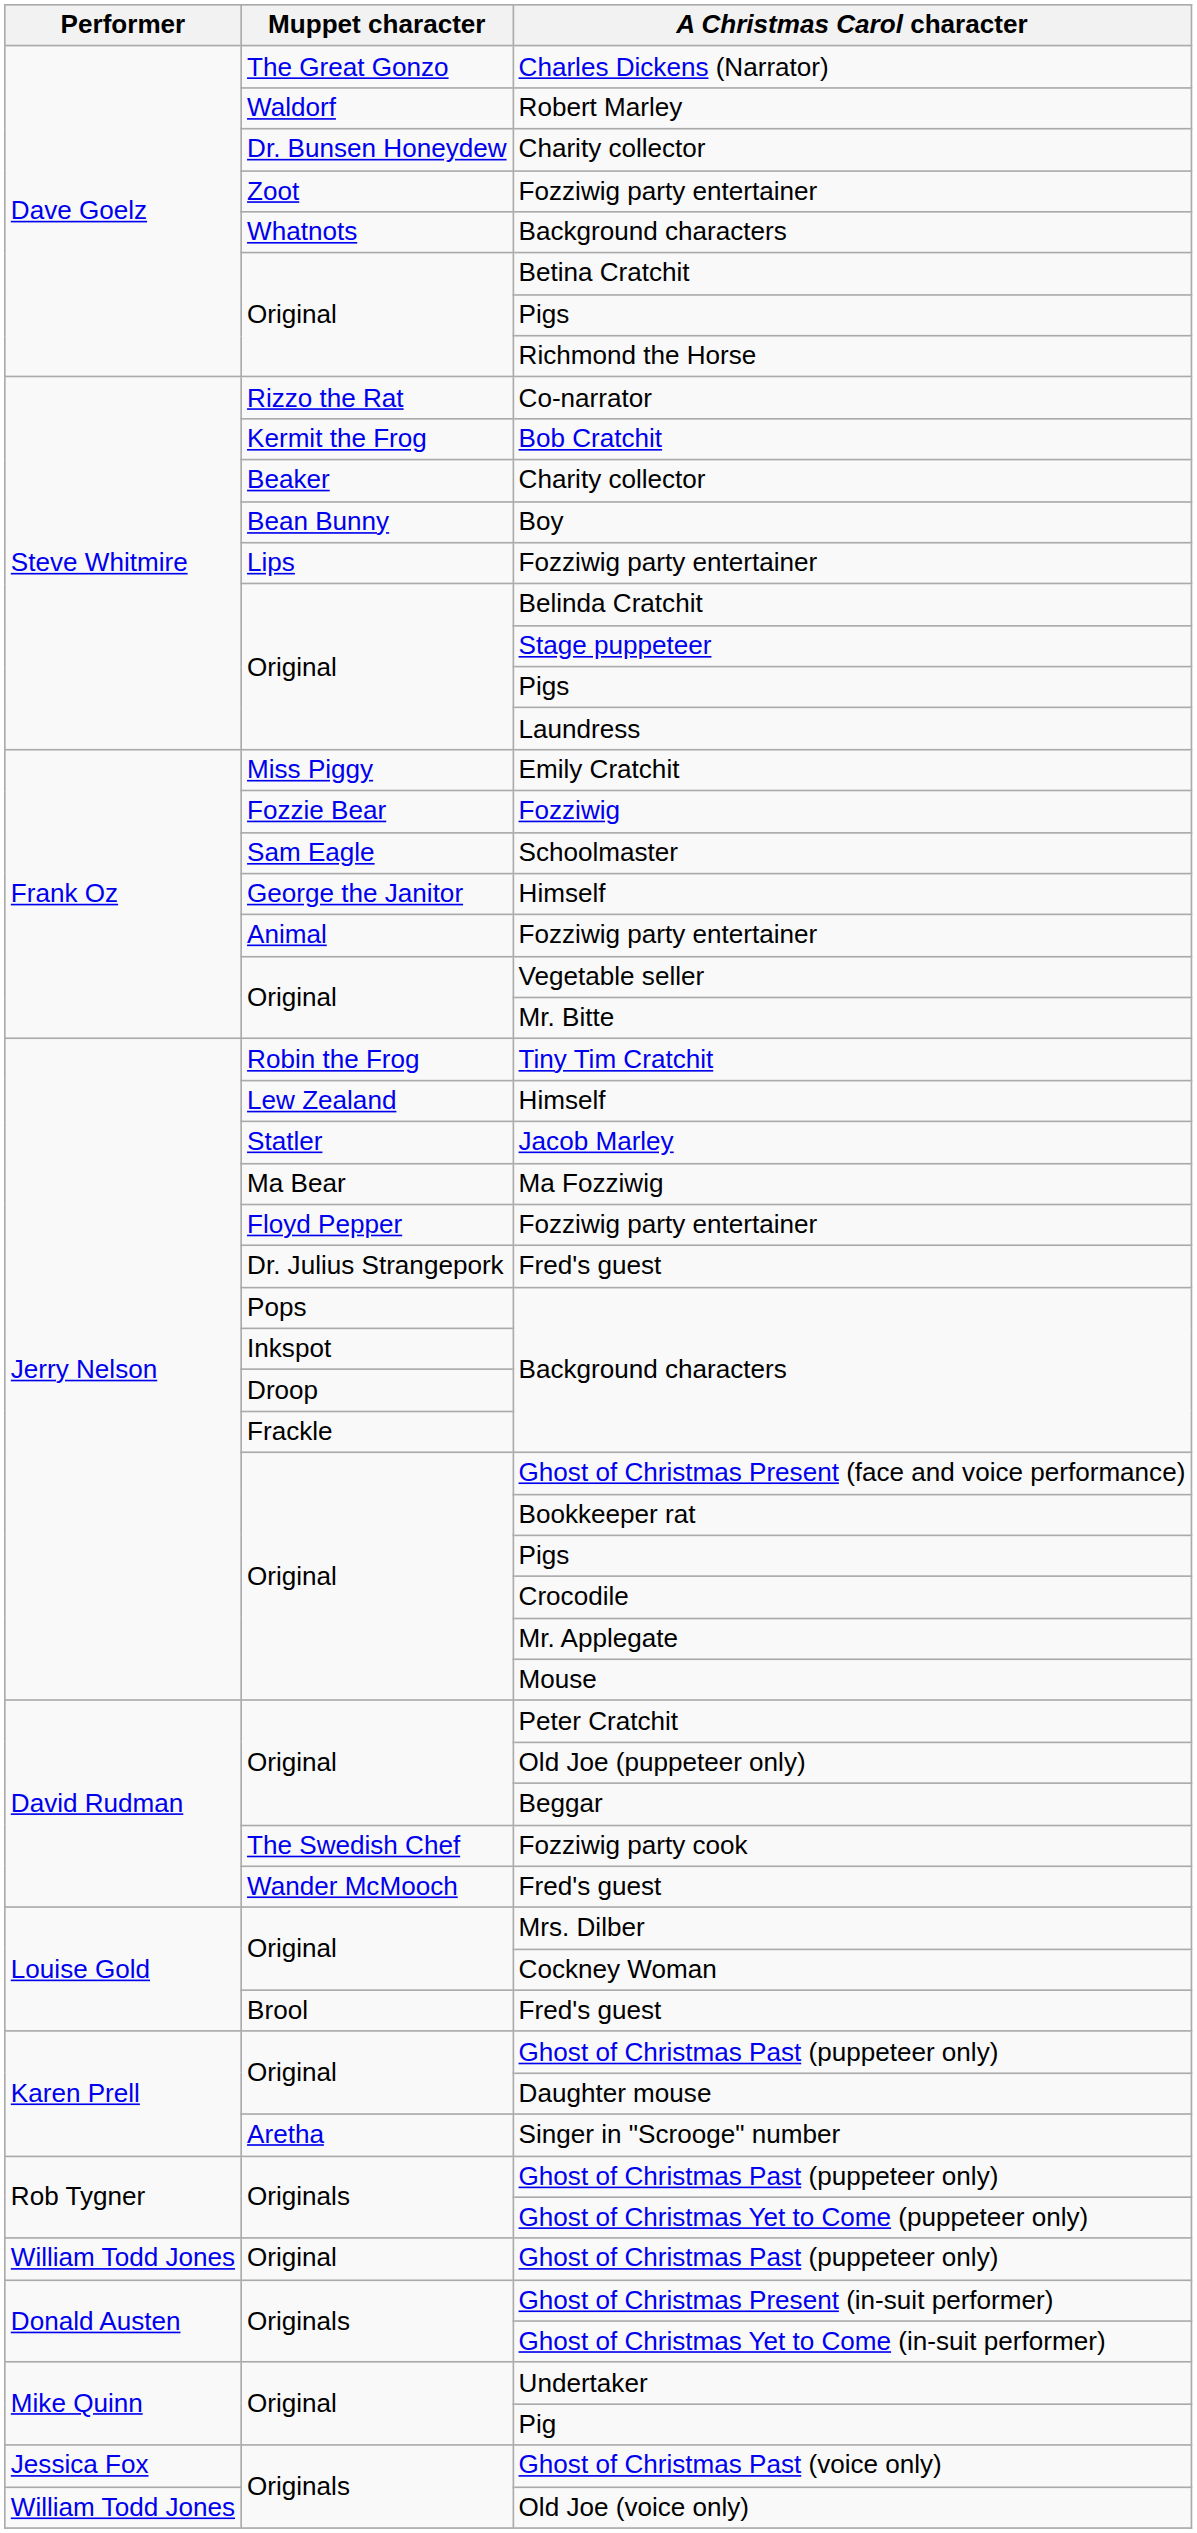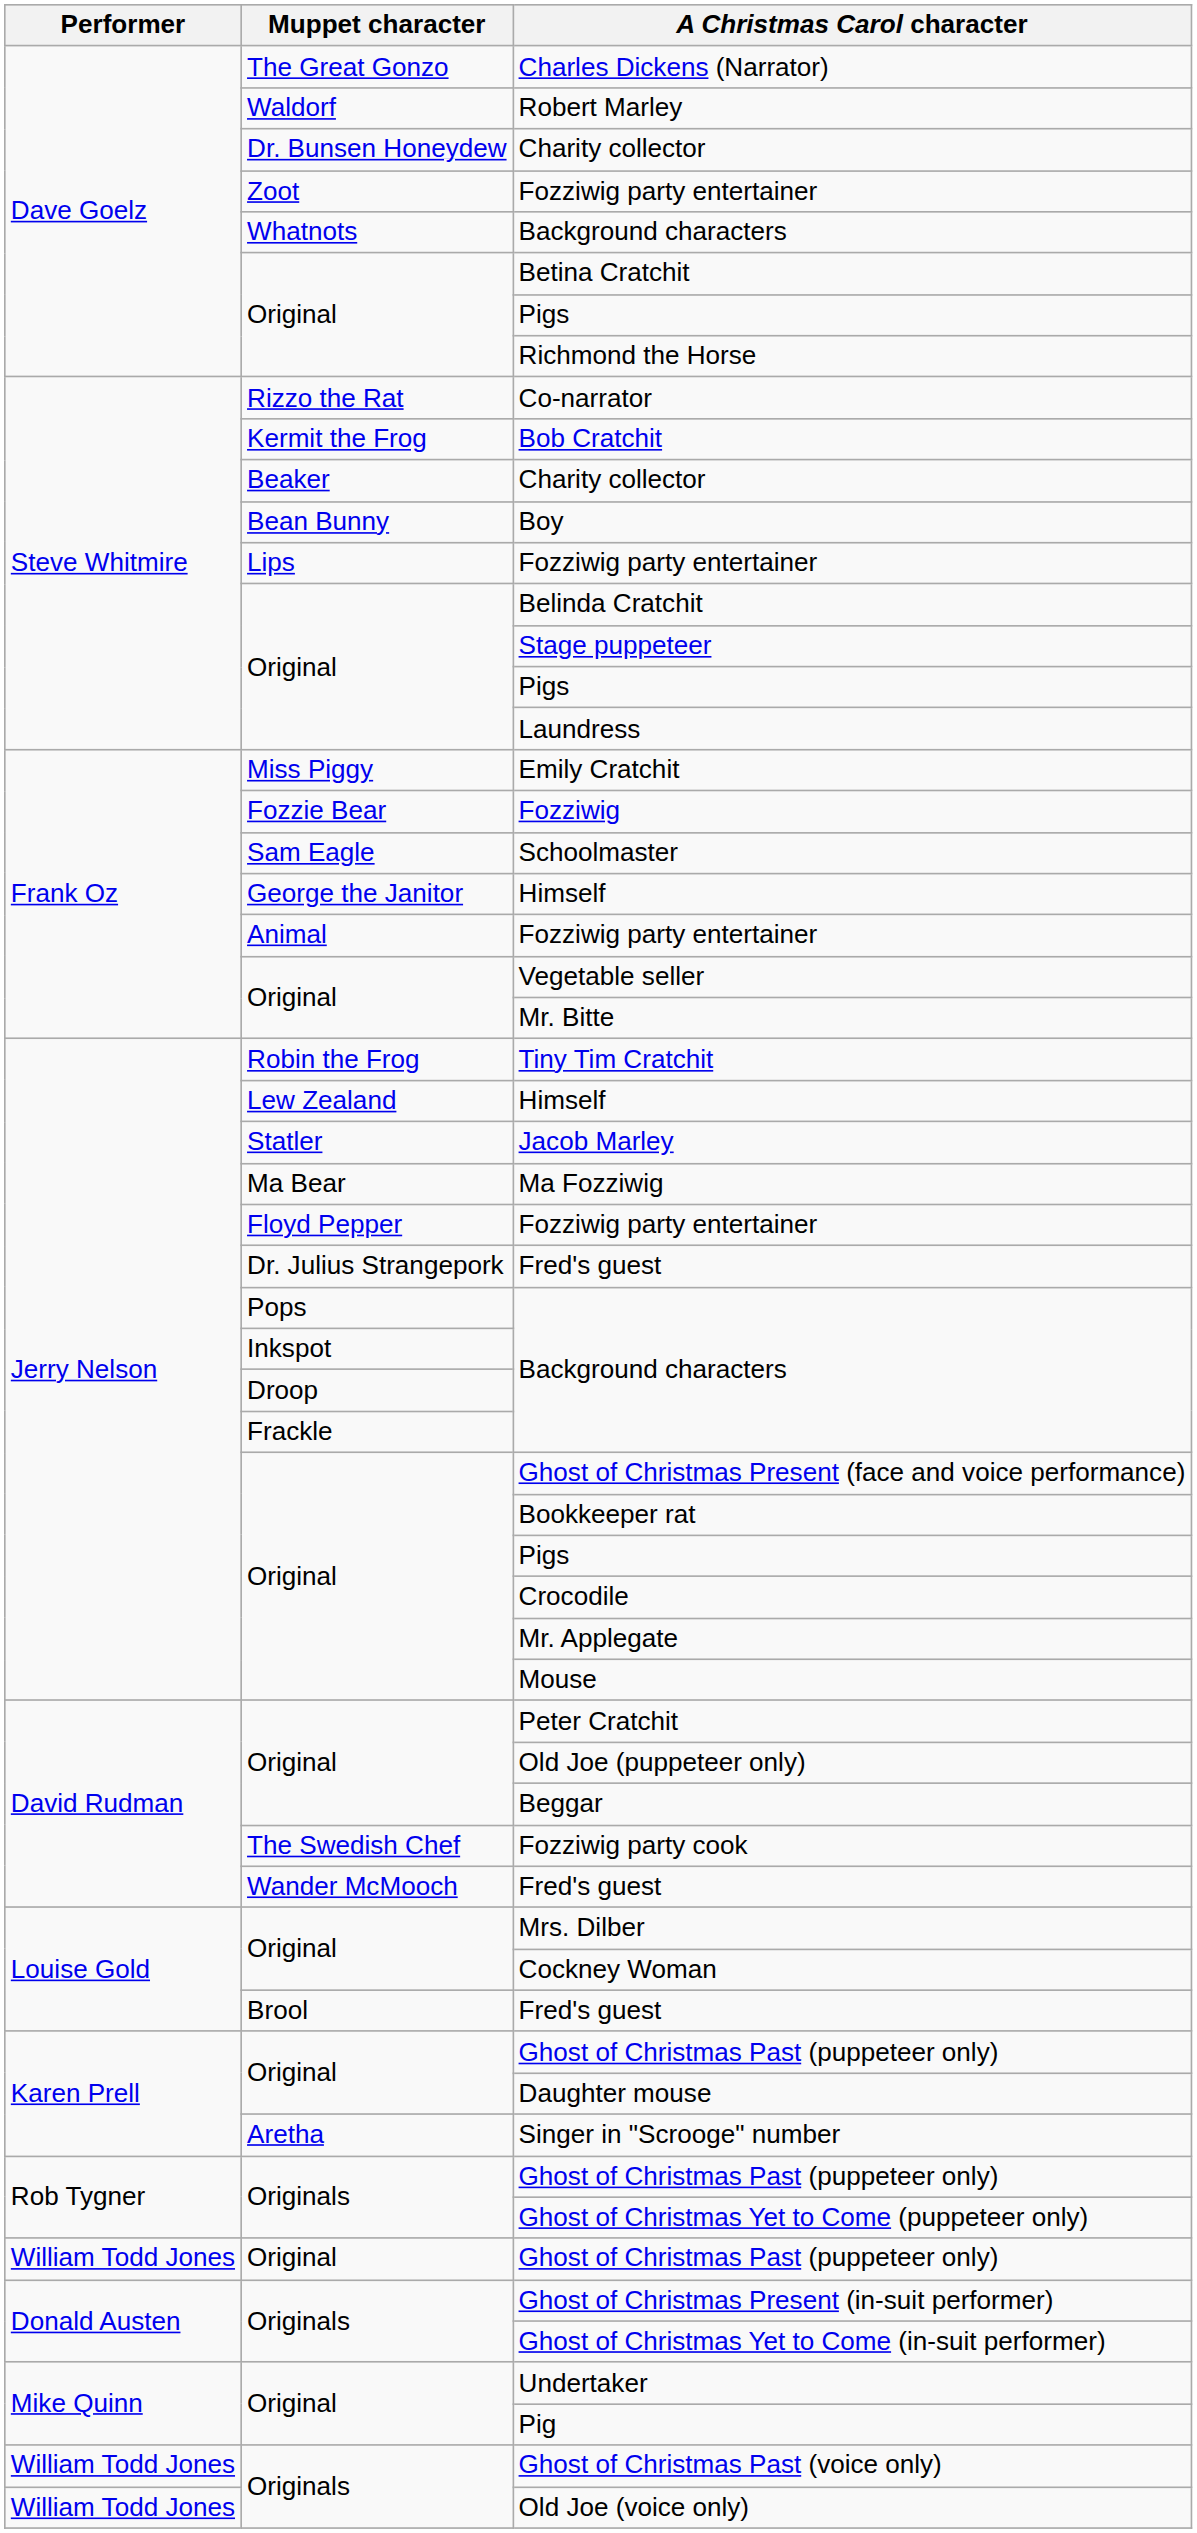(80, 2465) Jessica Fox -> (123, 2465) William Todd Jones
